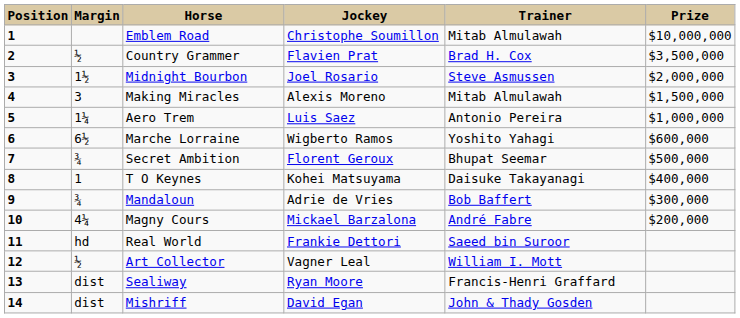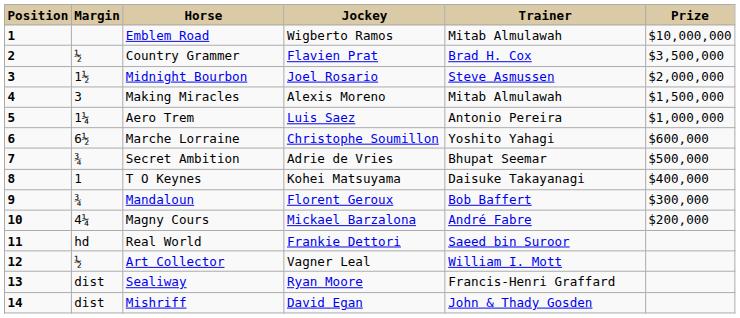(363, 35) Christophe Soumillon -> (340, 35) Wigberto Ramos
(340, 138) Wigberto Ramos -> (363, 138) Christophe Soumillon
(340, 159) Florent Geroux -> (340, 159) Adrie de Vries
(340, 200) Adrie de Vries -> (340, 200) Florent Geroux
